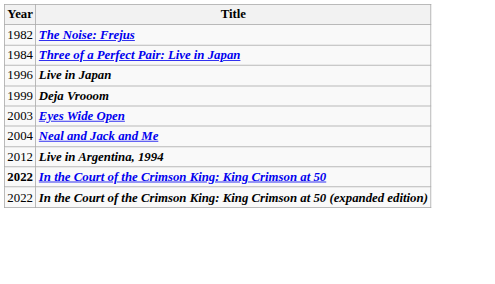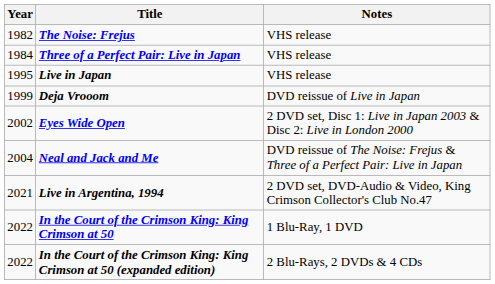+ column: (377, 14)
(20, 75) 1996 -> (20, 75) 1995
(20, 116) 2003 -> (20, 123) 2002
(20, 156) 2012 -> (20, 192) 2021
(20, 177) bold -> (20, 227) normal
